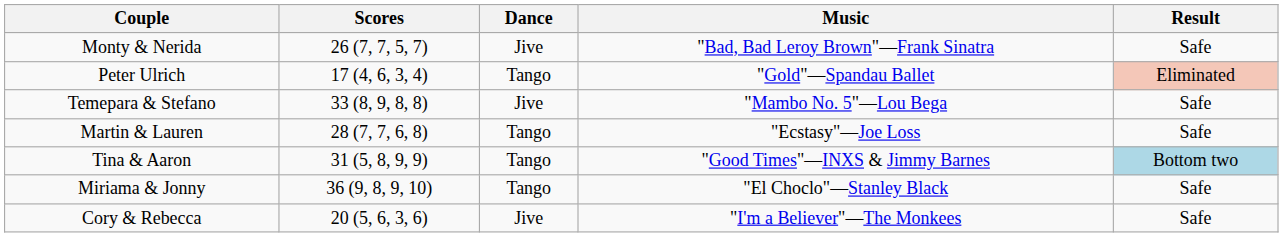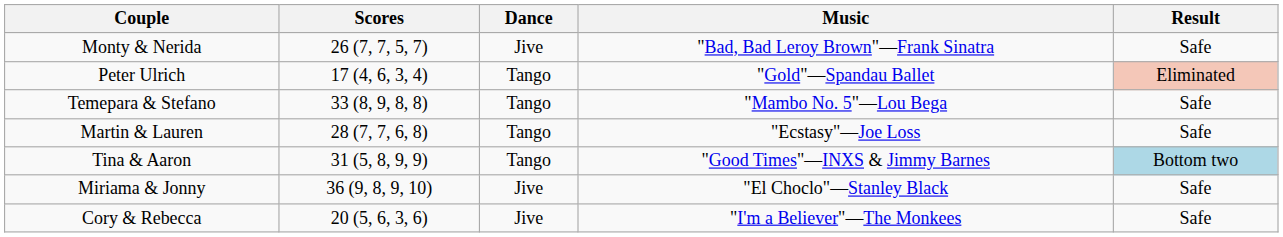(529, 103) Jive -> (529, 103) Tango
(529, 189) Tango -> (529, 189) Jive
